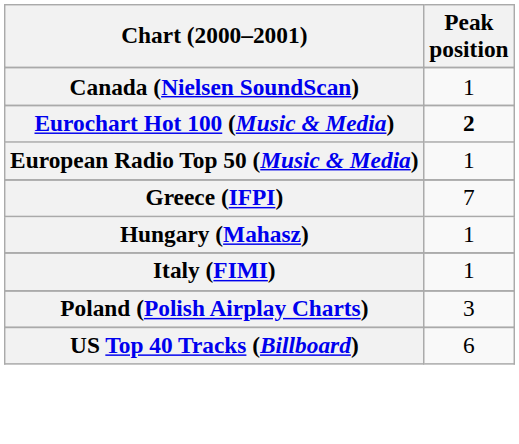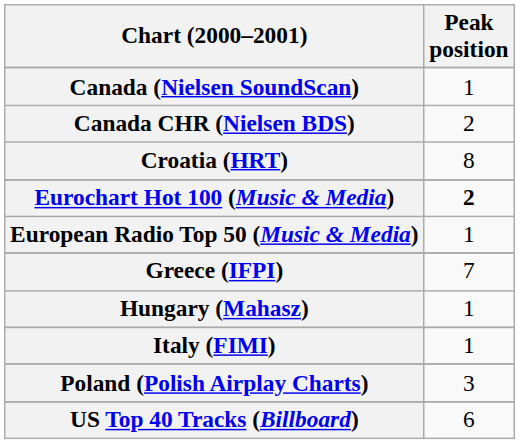+ row: (214, 123)
+ row: (214, 160)
